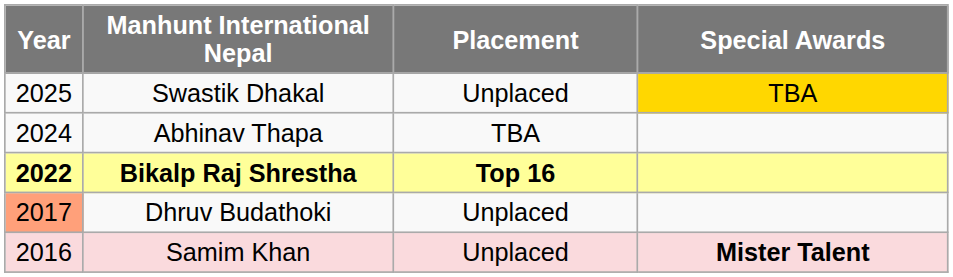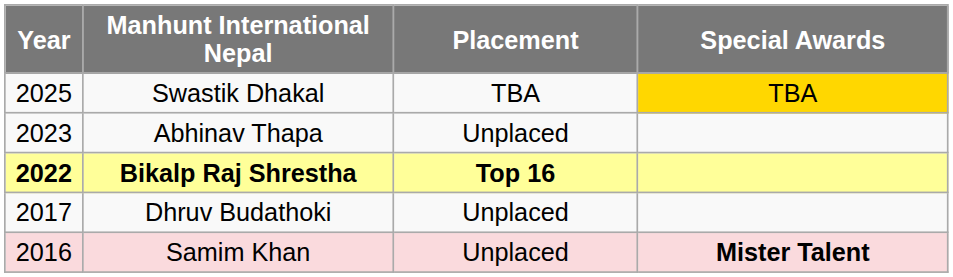(516, 93) Unplaced -> (516, 93) TBA
(44, 133) 2024 -> (44, 133) 2023
(516, 133) TBA -> (516, 133) Unplaced
(44, 213) lightsalmon background -> (44, 213) no background
